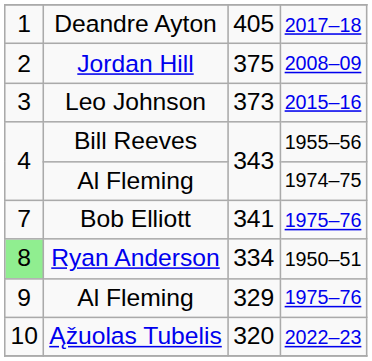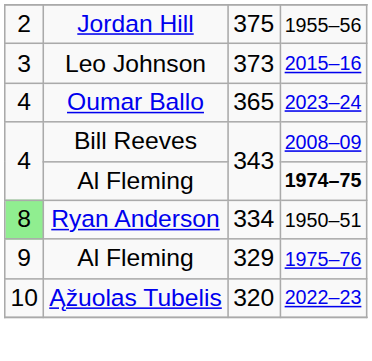- row: (136, 24)
(323, 63) 2008–09 -> (323, 24) 1955–56
+ row: (135, 102)
(323, 142) 1955–56 -> (323, 142) 2008–09
(323, 181) normal -> (323, 181) bold
- row: (135, 219)
